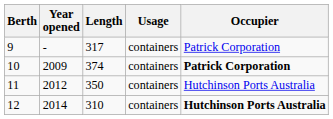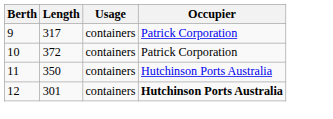- column: (61, 20)
(95, 66) 374 -> (52, 52) 372
(237, 66) bold -> (189, 52) normal
(95, 104) 310 -> (52, 91) 301
